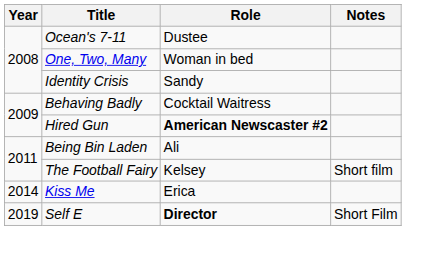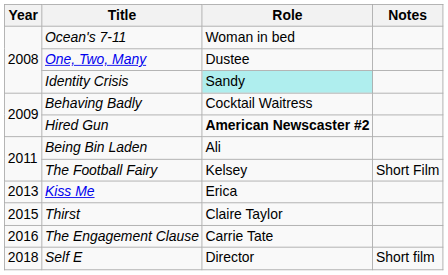(186, 37) Dustee -> (250, 37) Woman in bed
(208, 59) Woman in bed -> (227, 59) Dustee
(183, 81) no background -> (225, 81) paleturquoise background
(363, 170) Short film -> (408, 170) Short Film
(23, 192) 2014 -> (23, 192) 2013
+ row: (62, 214)
+ row: (122, 236)
(23, 214) 2019 -> (23, 258) 2018
(190, 214) bold -> (230, 258) normal
(366, 214) Short Film -> (405, 258) Short film
